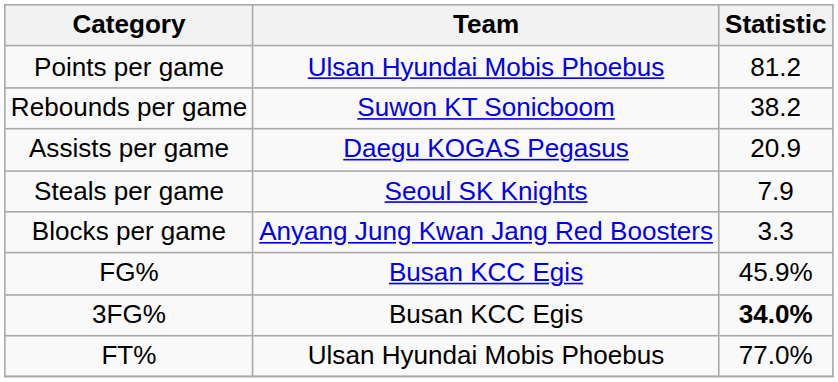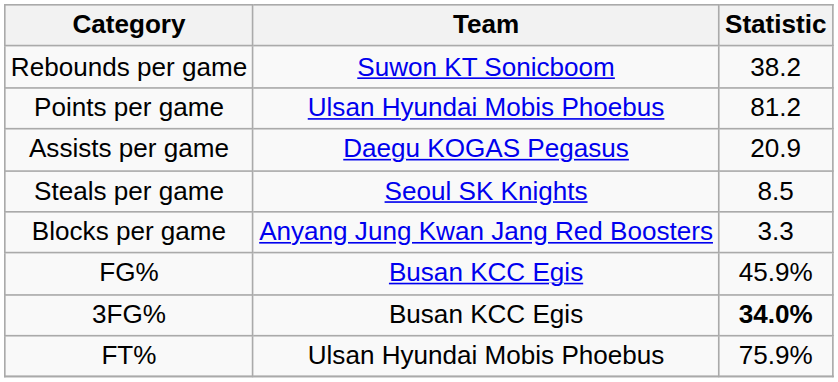rows swapped: (129, 66) <-> (129, 107)
(776, 190) 7.9 -> (776, 190) 8.5
(776, 356) 77.0% -> (776, 356) 75.9%
